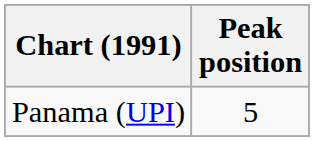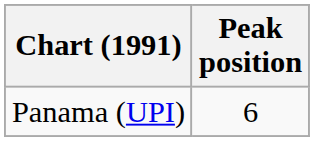(251, 111) 5 -> (251, 111) 6
